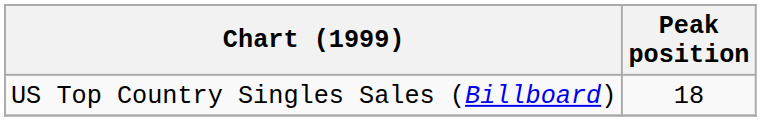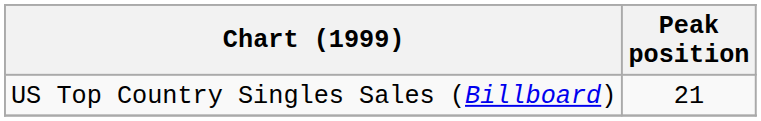(689, 96) 18 -> (689, 96) 21
